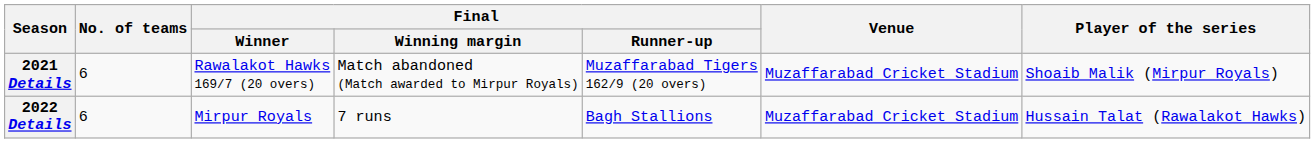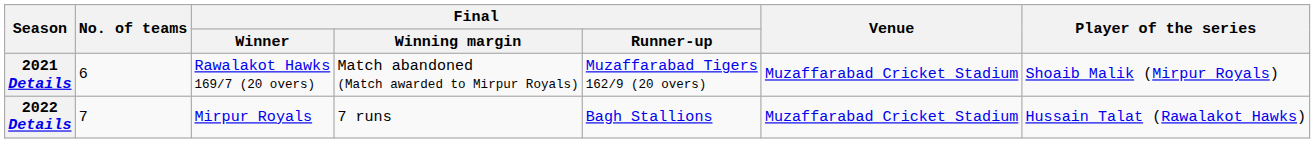(83, 117) 6 -> (83, 117) 7
